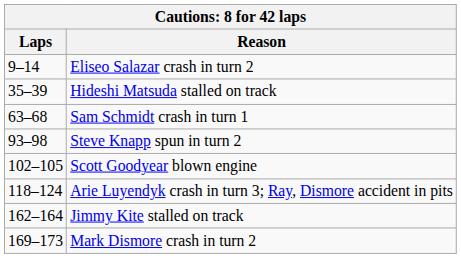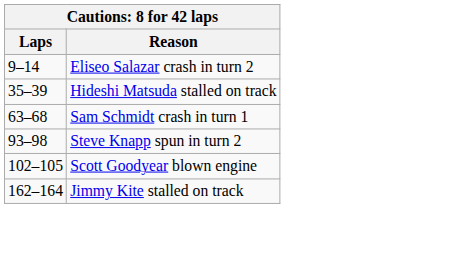- row: (262, 191)
- row: (163, 240)
